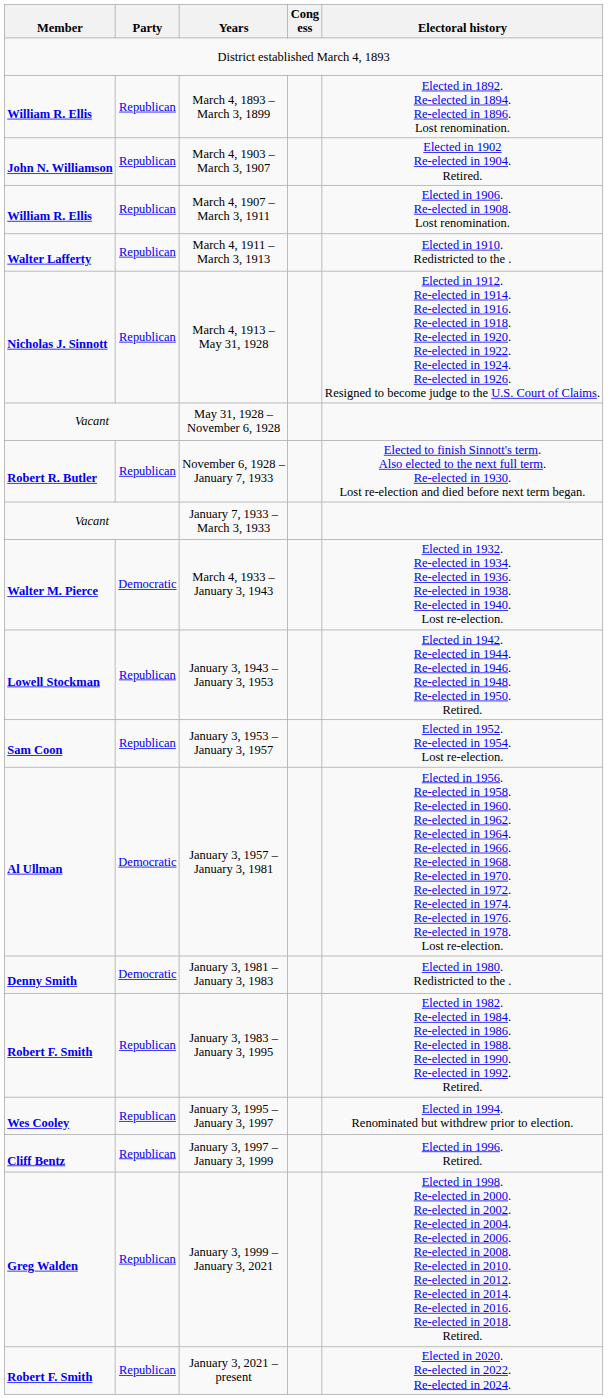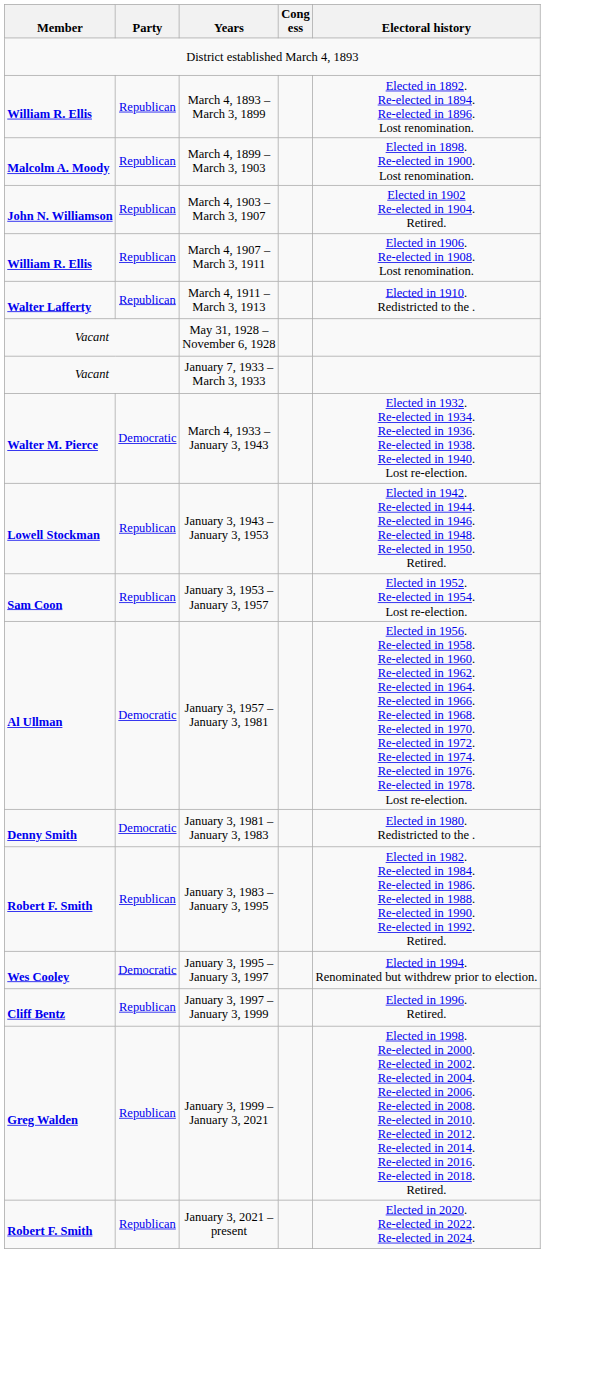+ row: (229, 161)
- row: (234, 336)
- row: (234, 471)
(147, 1116) Republican -> (147, 969) Democratic
